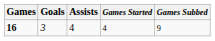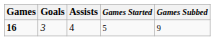(105, 28) 4 -> (105, 28) 5
